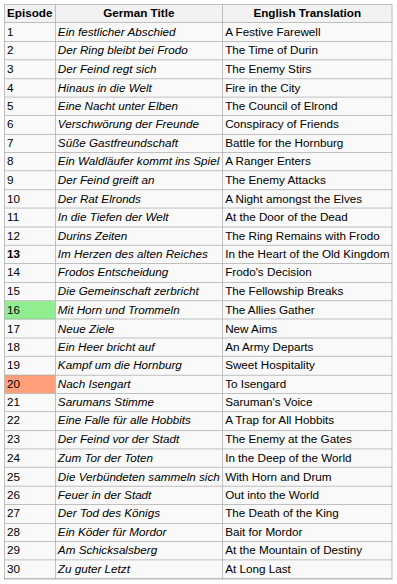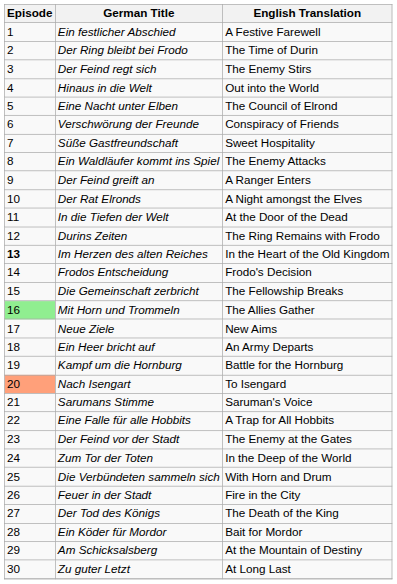(263, 87) Fire in the City -> (272, 87) Out into the World
(284, 143) Battle for the Hornburg -> (270, 143) Sweet Hospitality
(268, 161) A Ranger Enters -> (275, 161) The Enemy Attacks
(275, 180) The Enemy Attacks -> (268, 180) A Ranger Enters
(270, 365) Sweet Hospitality -> (284, 365) Battle for the Hornburg
(272, 495) Out into the World -> (263, 495) Fire in the City
